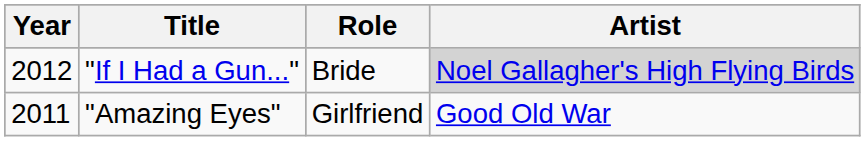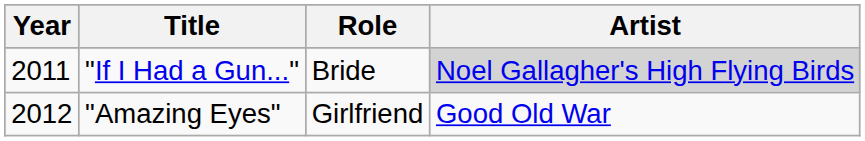(42, 69) 2012 -> (41, 69) 2011
(41, 113) 2011 -> (42, 113) 2012
